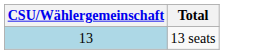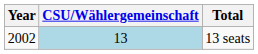+ column: (22, 15)
